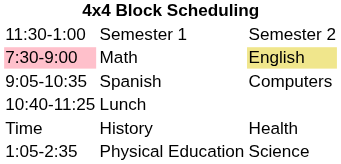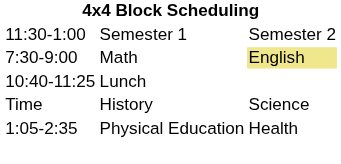(41, 57) pink background -> (41, 57) no background
- row: (131, 81)
(273, 128) Health -> (279, 104) Science
(279, 152) Science -> (273, 128) Health
